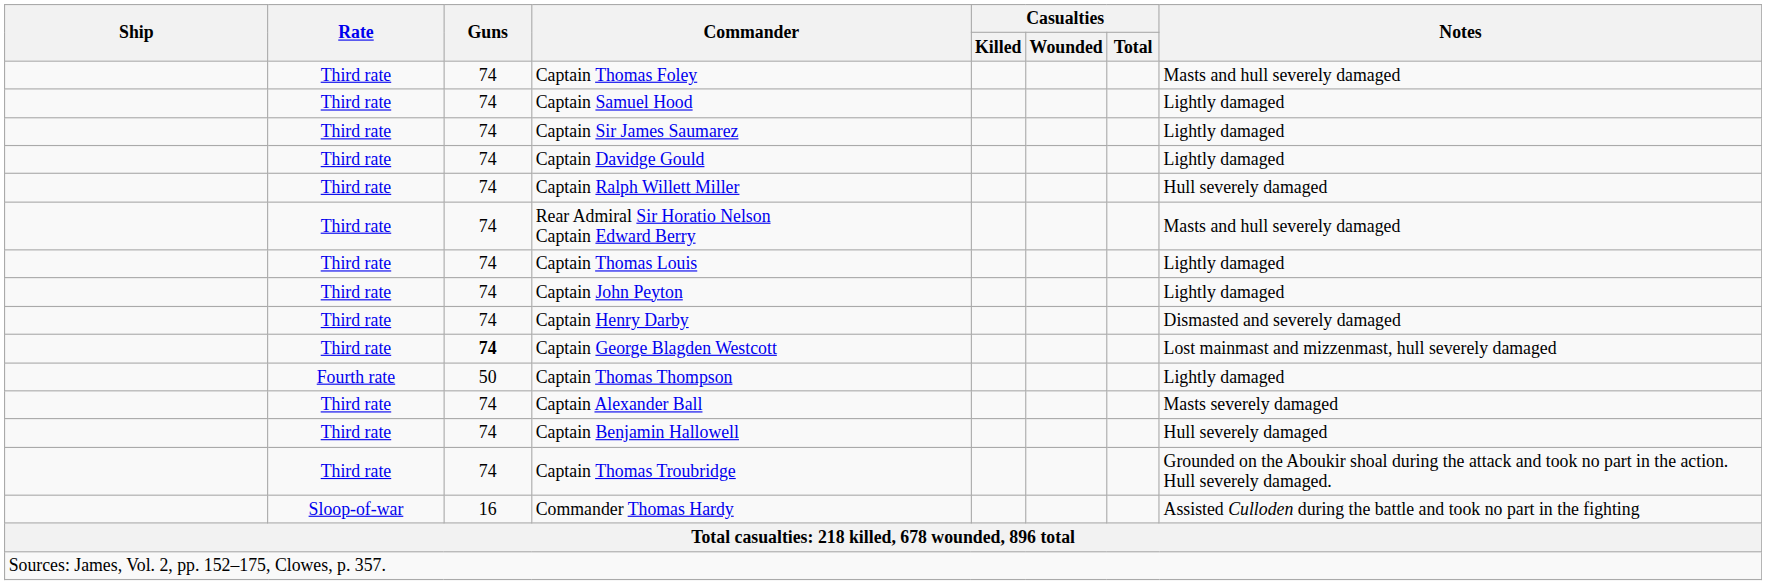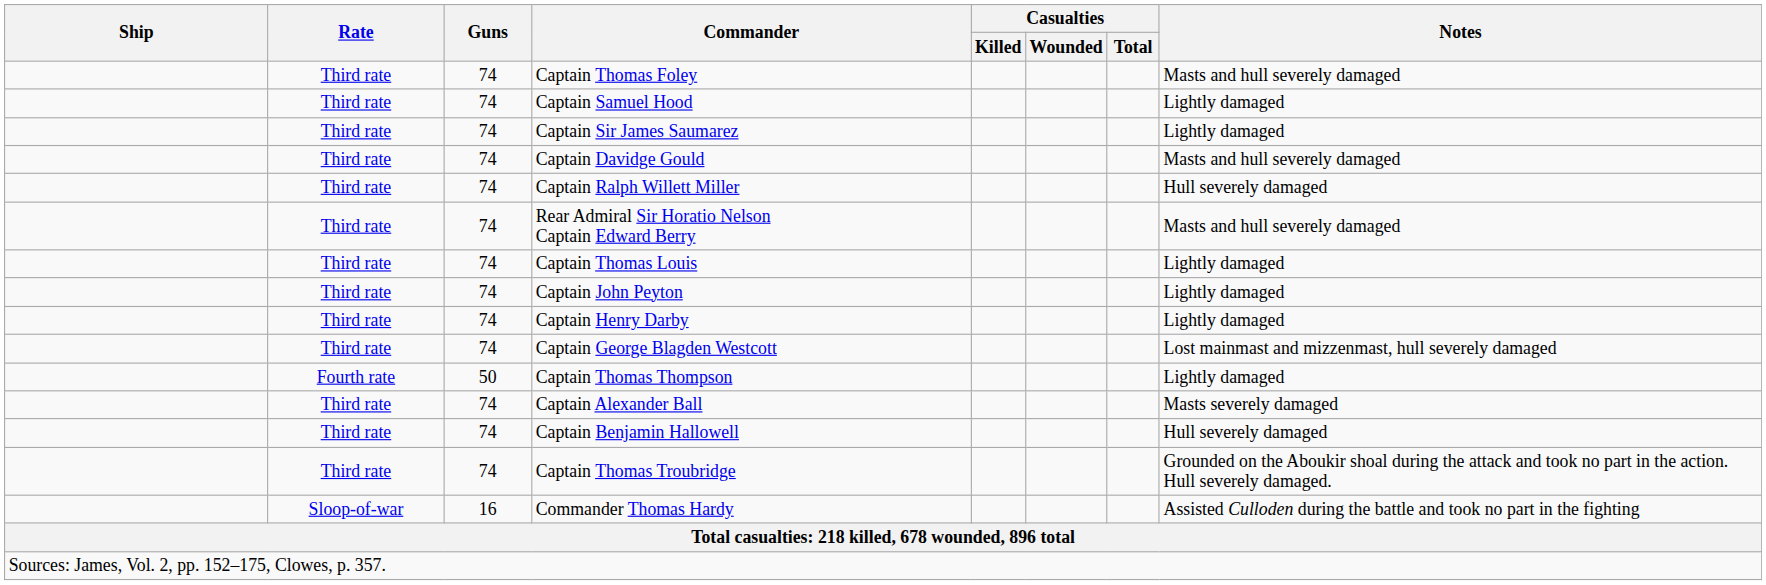(1224, 159) Lightly damaged -> (1282, 159) Masts and hull severely damaged
(1282, 320) Dismasted and severely damaged -> (1224, 320) Lightly damaged
(488, 348) bold -> (488, 348) normal
